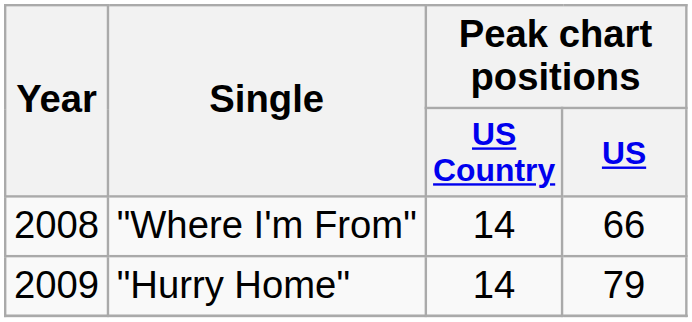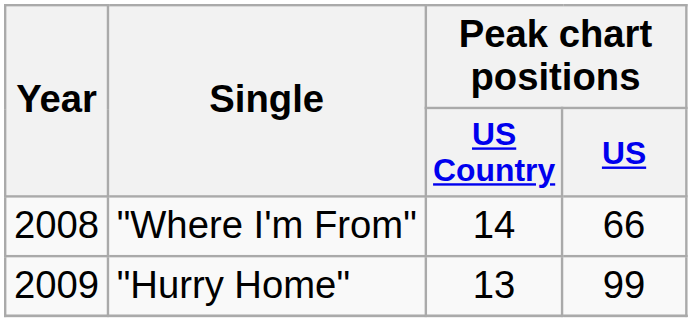(494, 285) 14 -> (494, 285) 13
(624, 285) 79 -> (624, 285) 99
